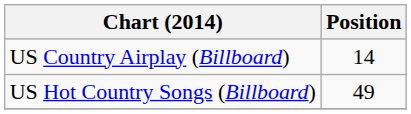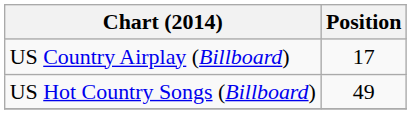(364, 56) 14 -> (364, 56) 17
